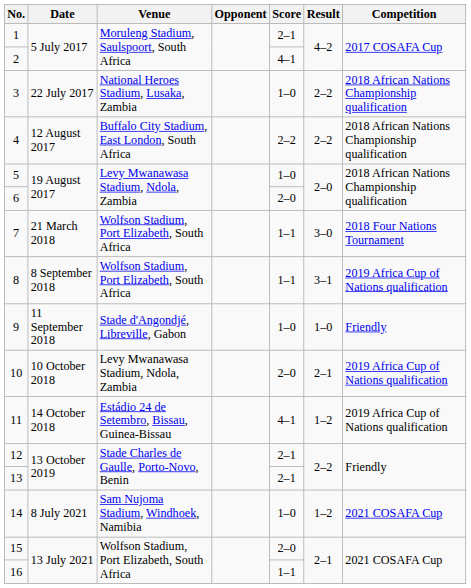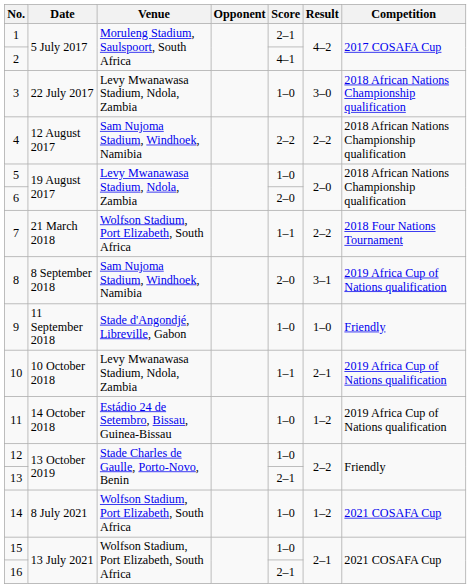(142, 93) National Heroes Stadium, Lusaka, Zambia -> (144, 93) Levy Mwanawasa Stadium, Ndola, Zambia
(323, 93) 2–2 -> (322, 93) 3–0
(153, 140) Buffalo City Stadium, East London, South Africa -> (150, 140) Sam Nujoma Stadium, Windhoek, Namibia
(323, 233) 3–0 -> (322, 233) 2–2
(152, 280) Wolfson Stadium, Port Elizabeth, South Africa -> (150, 280) Sam Nujoma Stadium, Windhoek, Namibia
(287, 280) 1–1 -> (286, 280) 2–0
(287, 373) 2–0 -> (286, 373) 1–1
(287, 420) 4–1 -> (286, 420) 1–0
(287, 455) 2–1 -> (286, 455) 1–0
(149, 513) Sam Nujoma Stadium, Windhoek, Namibia -> (152, 513) Wolfson Stadium, Port Elizabeth, South Africa
(287, 548) 2–0 -> (286, 548) 1–0
(287, 571) 1–1 -> (286, 571) 2–1
